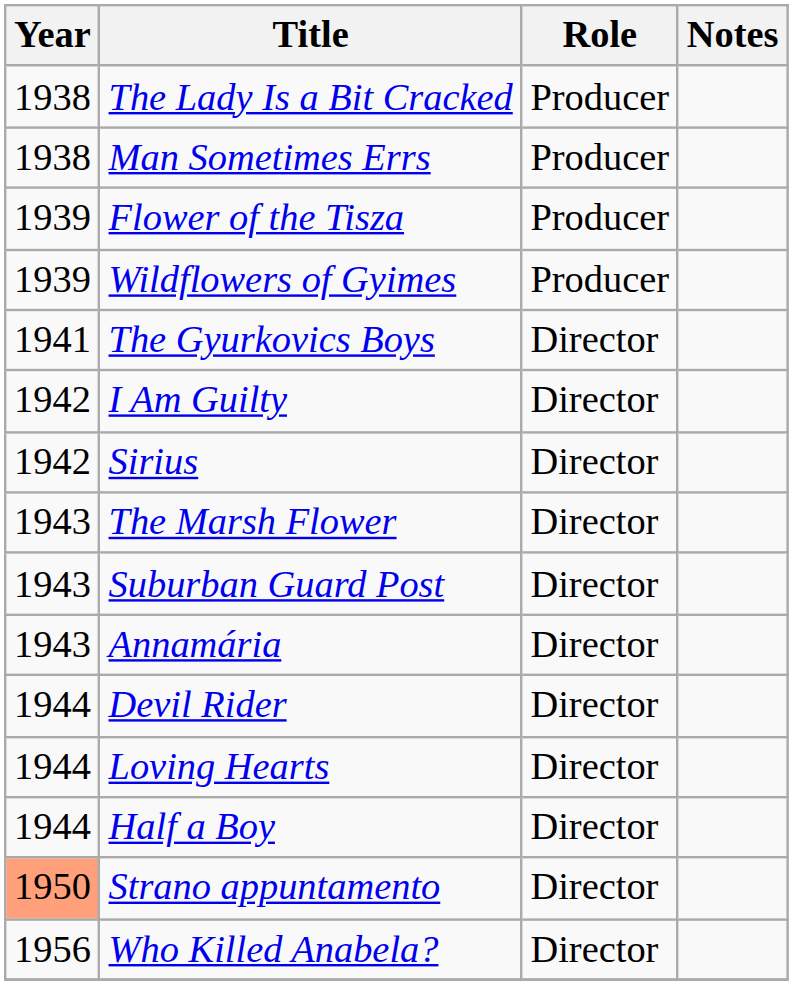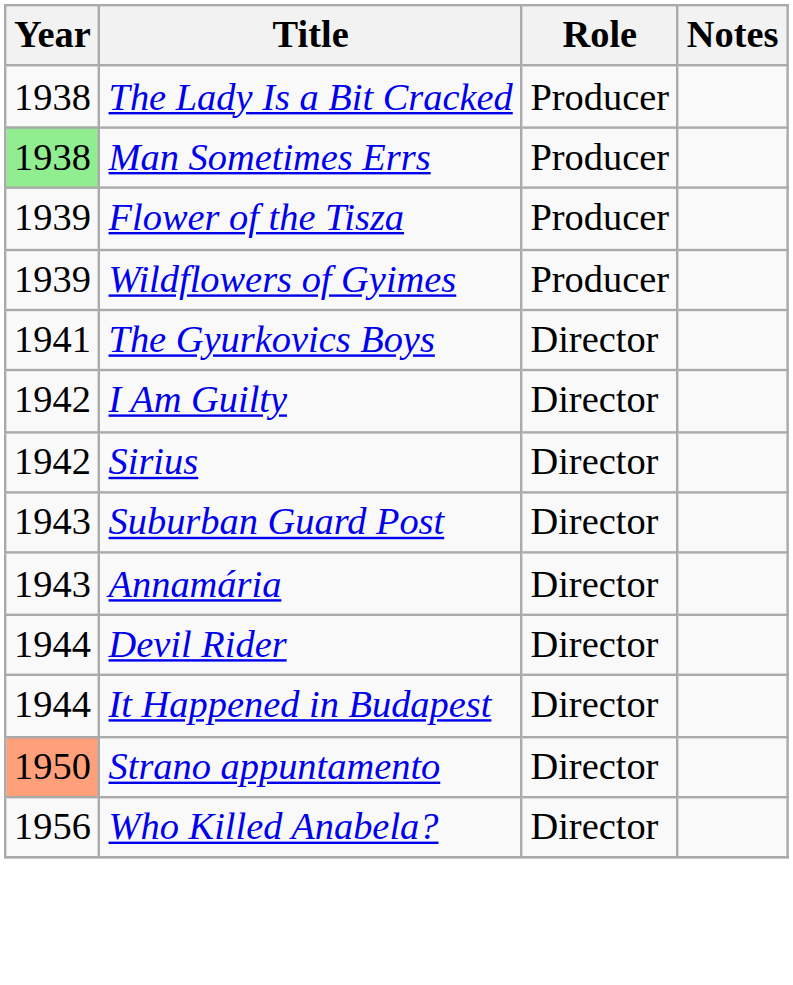(52, 156) no background -> (52, 156) lightgreen background
- row: (253, 522)
- row: (219, 765)
+ row: (300, 704)
- row: (192, 826)
